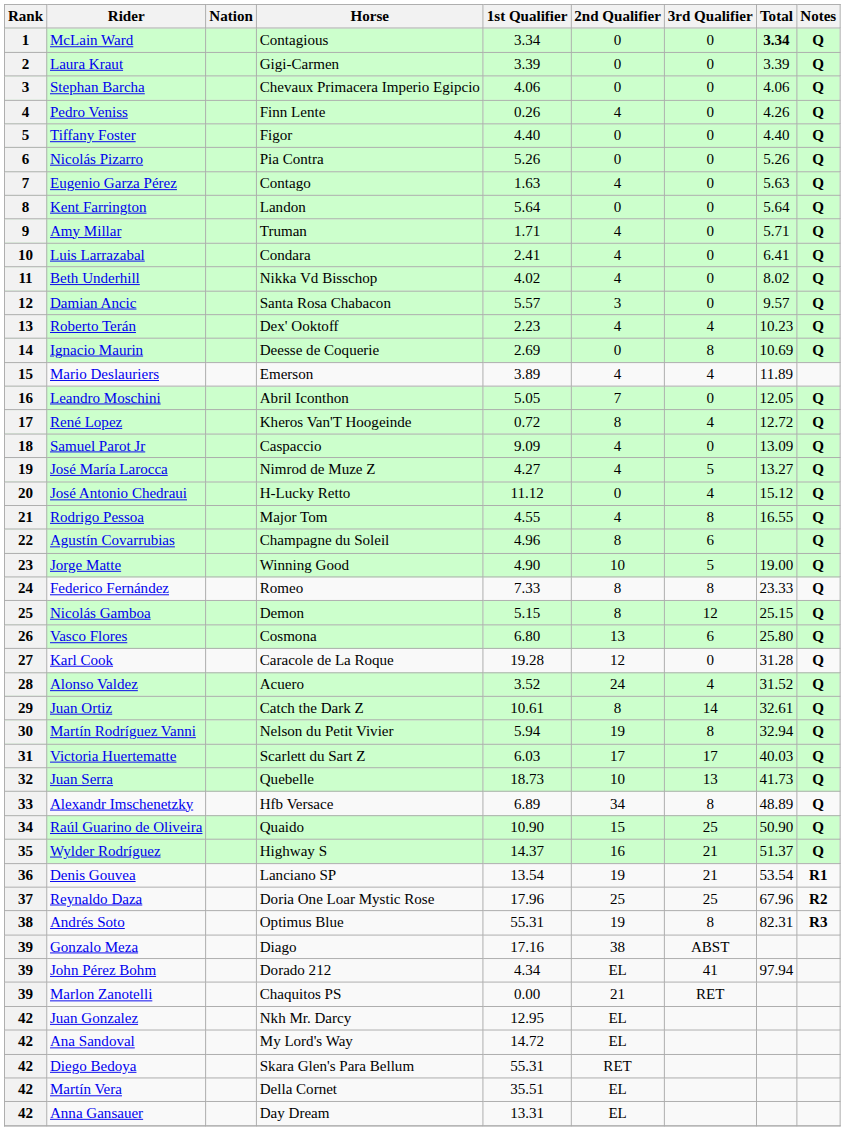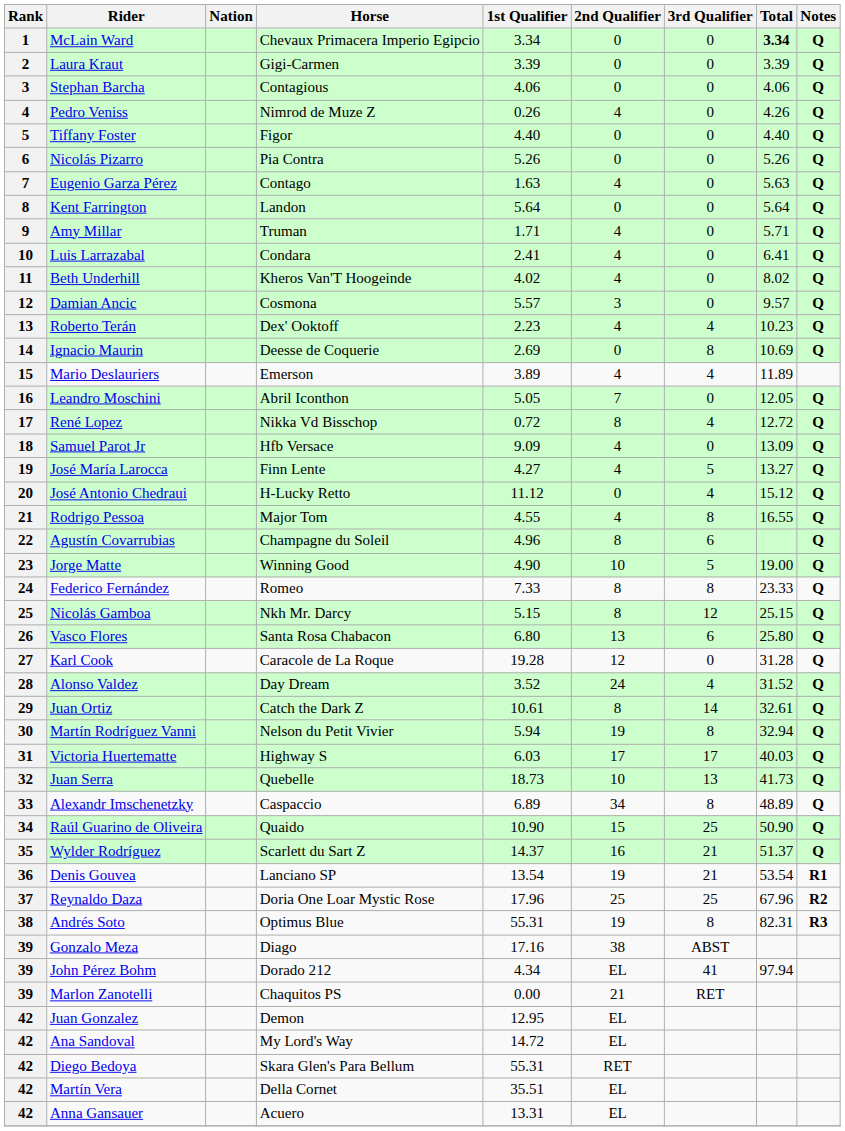(294, 40) Contagious -> (370, 40) Chevaux Primacera Imperio Egipcio
(370, 87) Chevaux Primacera Imperio Egipcio -> (294, 87) Contagious
(293, 111) Finn Lente -> (318, 111) Nimrod de Muze Z
(319, 278) Nikka Vd Bisschop -> (336, 278) Kheros Van'T Hoogeinde
(325, 302) Santa Rosa Chabacon -> (288, 302) Cosmona
(336, 421) Kheros Van'T Hoogeinde -> (319, 421) Nikka Vd Bisschop
(291, 445) Caspaccio -> (297, 445) Hfb Versace
(318, 469) Nimrod de Muze Z -> (293, 469) Finn Lente
(282, 612) Demon -> (305, 612) Nkh Mr. Darcy
(288, 636) Cosmona -> (325, 636) Santa Rosa Chabacon
(282, 684) Acuero -> (295, 684) Day Dream
(313, 755) Scarlett du Sart Z -> (293, 755) Highway S
(297, 803) Hfb Versace -> (291, 803) Caspaccio
(293, 851) Highway S -> (313, 851) Scarlett du Sart Z
(305, 1018) Nkh Mr. Darcy -> (282, 1018) Demon
(295, 1113) Day Dream -> (282, 1113) Acuero
